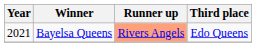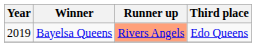(19, 32) 2021 -> (19, 32) 2019
